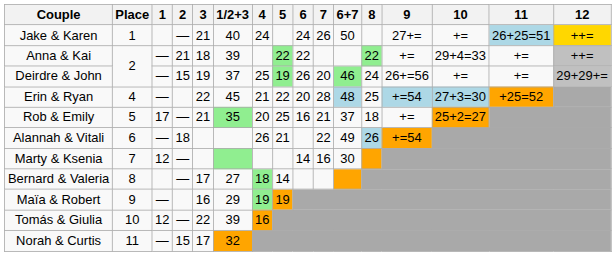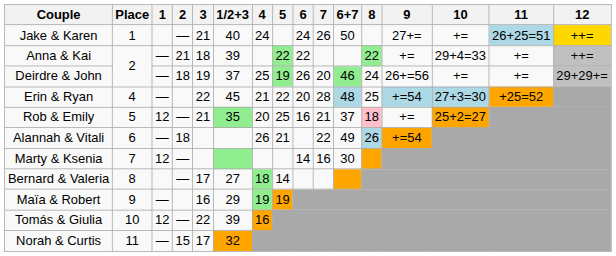(183, 76) 15 -> (183, 76) 18
(162, 117) 17 -> (162, 117) 12
(372, 117) no background -> (372, 117) pink background
